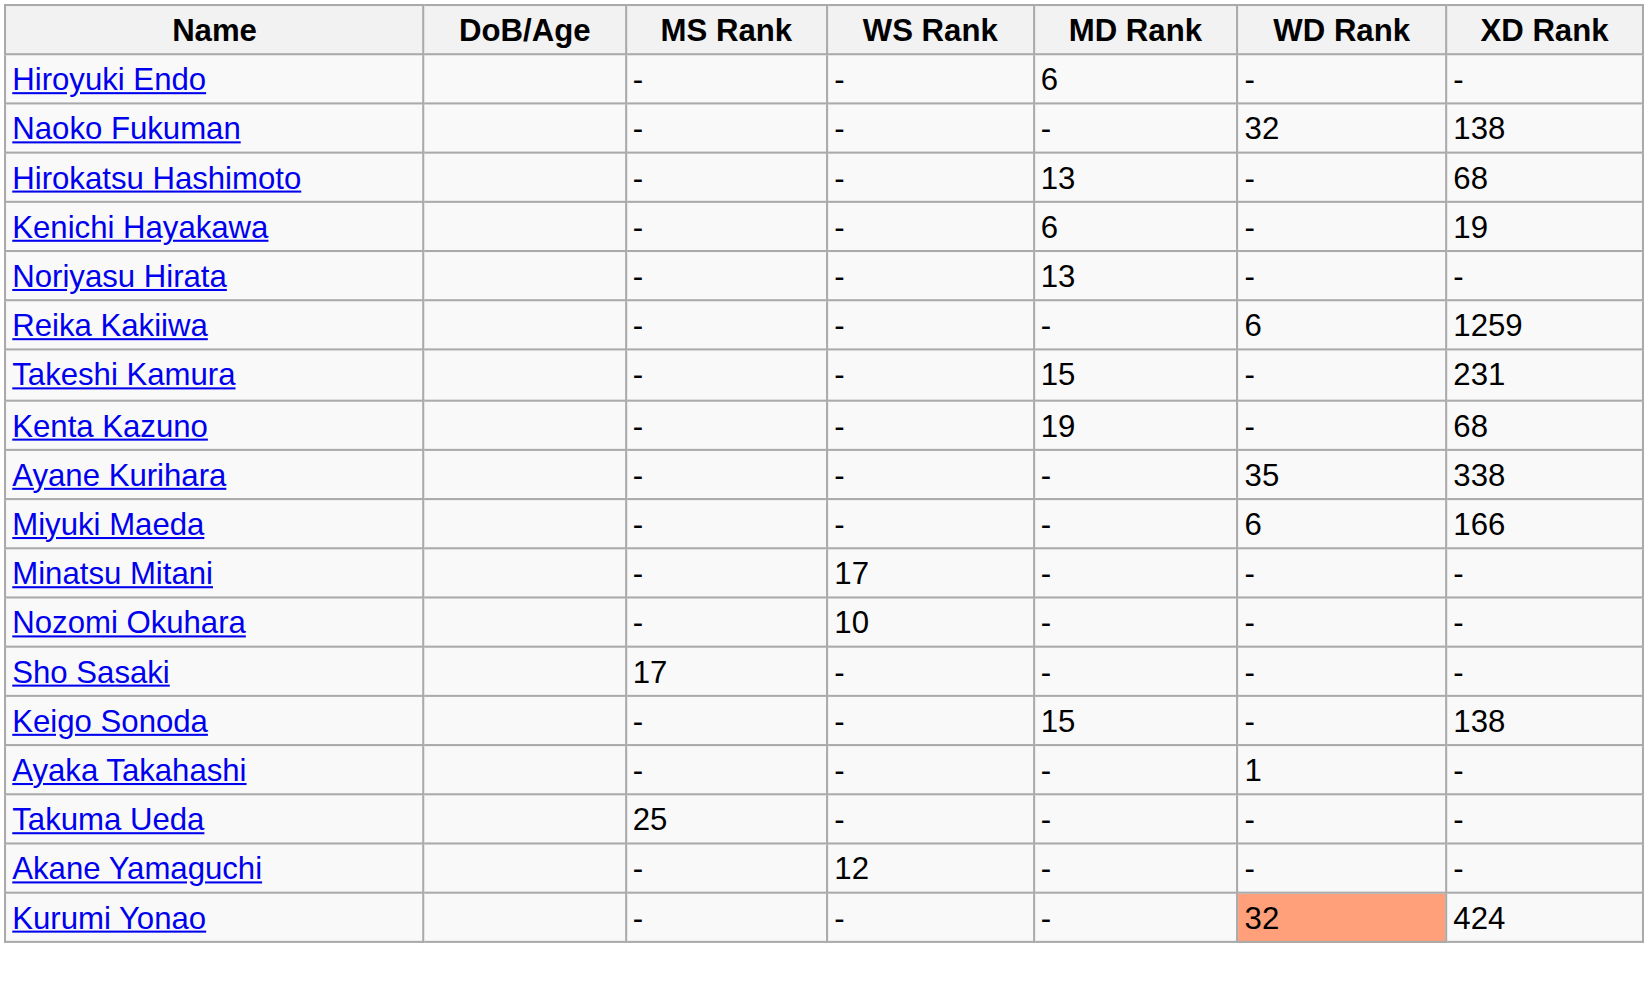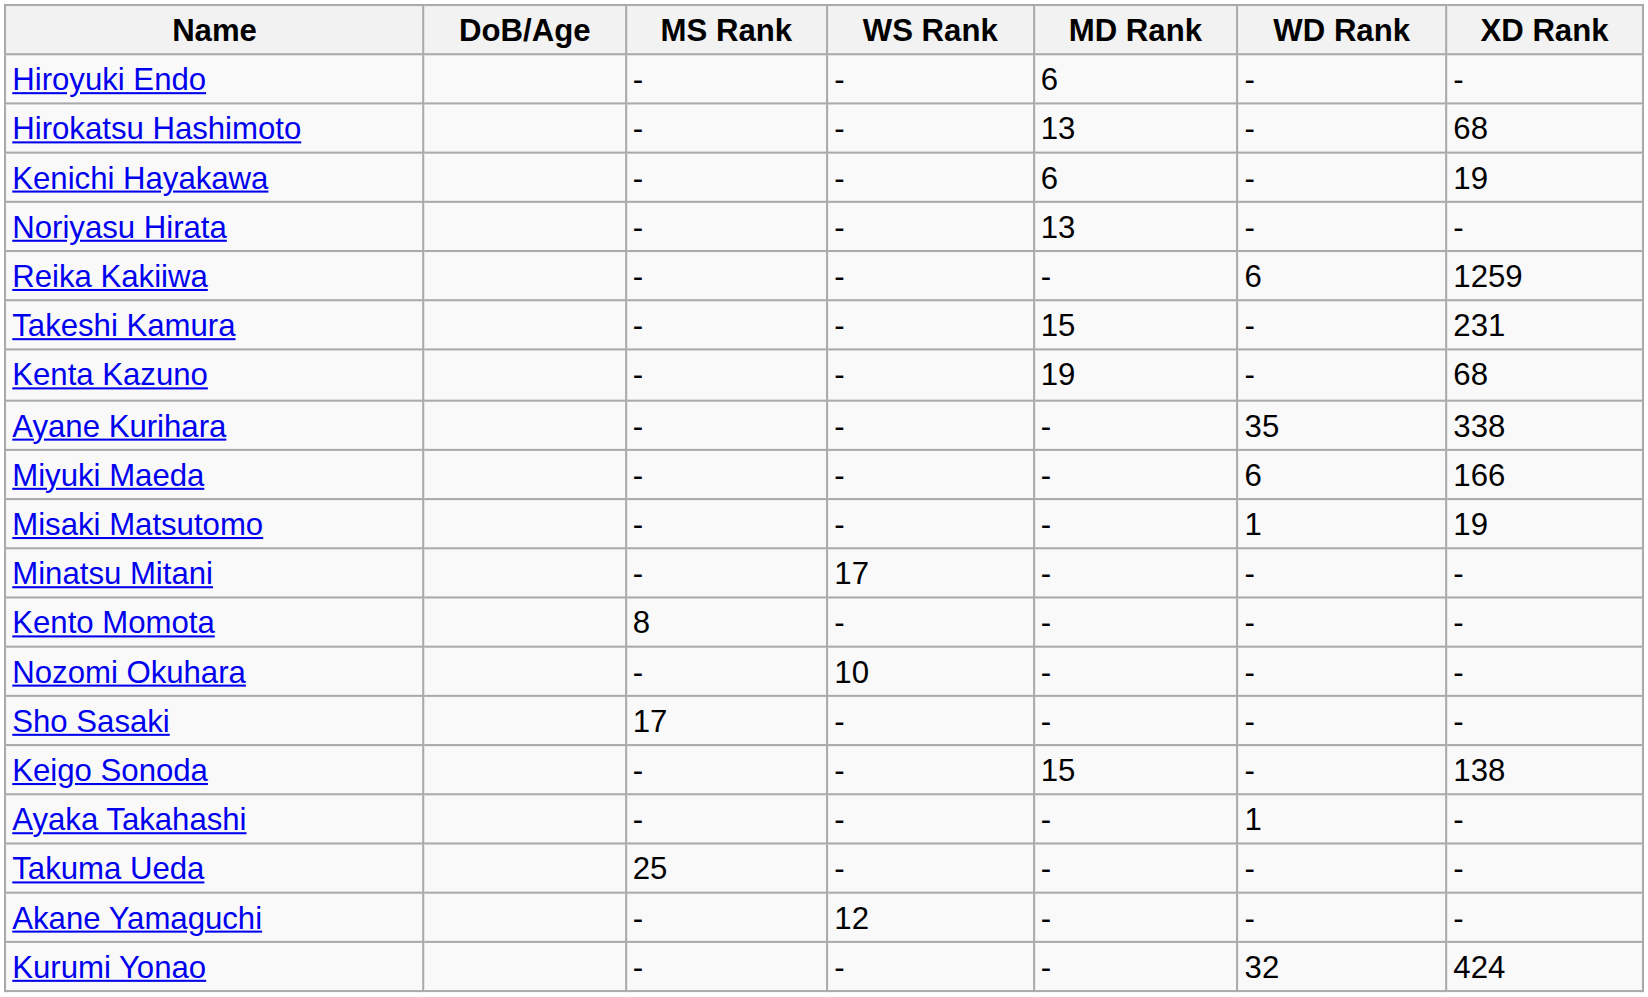- row: (126, 129)
+ row: (138, 523)
+ row: (114, 622)
(1262, 918) lightsalmon background -> (1262, 967) no background
